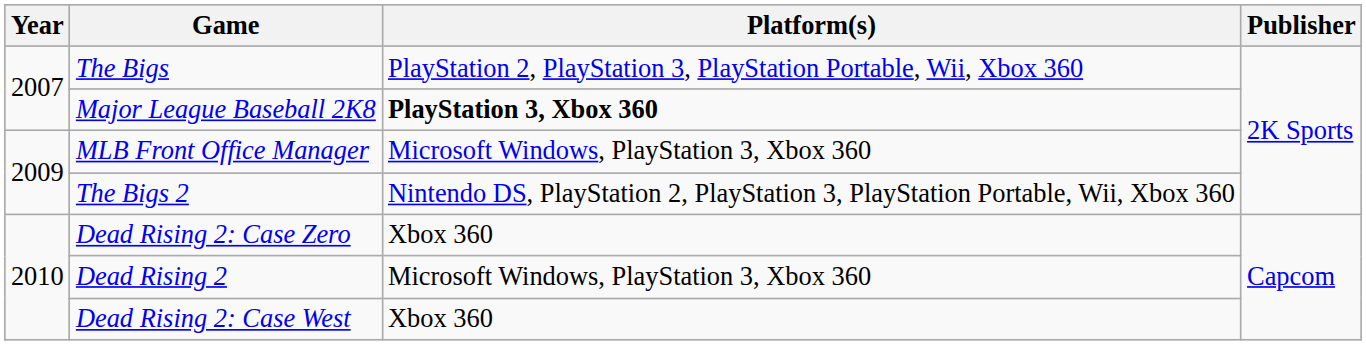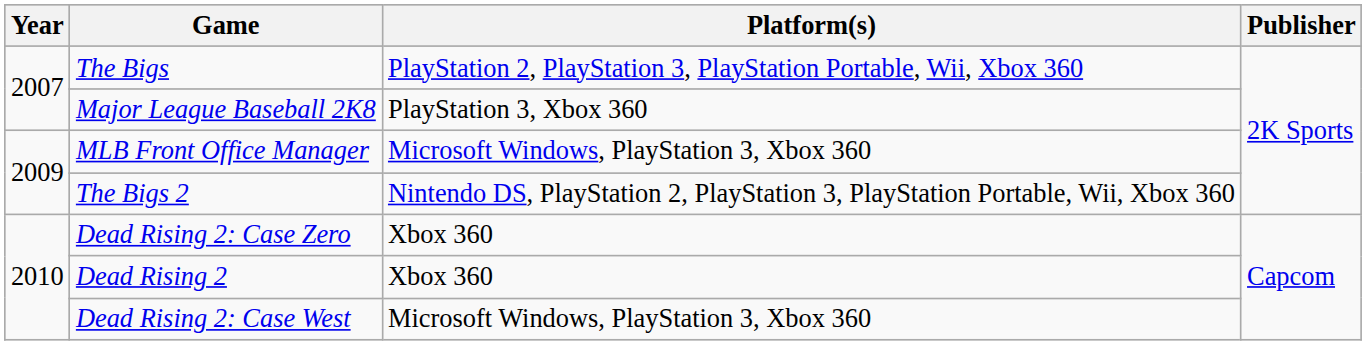(523, 109) bold -> (518, 109) normal
(630, 276) Microsoft Windows, PlayStation 3, Xbox 360 -> (440, 276) Xbox 360
(440, 318) Xbox 360 -> (630, 318) Microsoft Windows, PlayStation 3, Xbox 360
